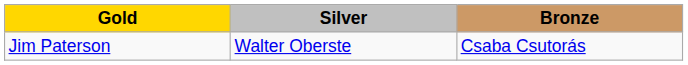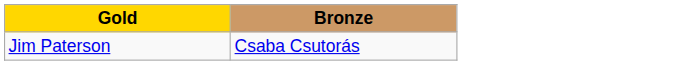- column: (344, 18)
